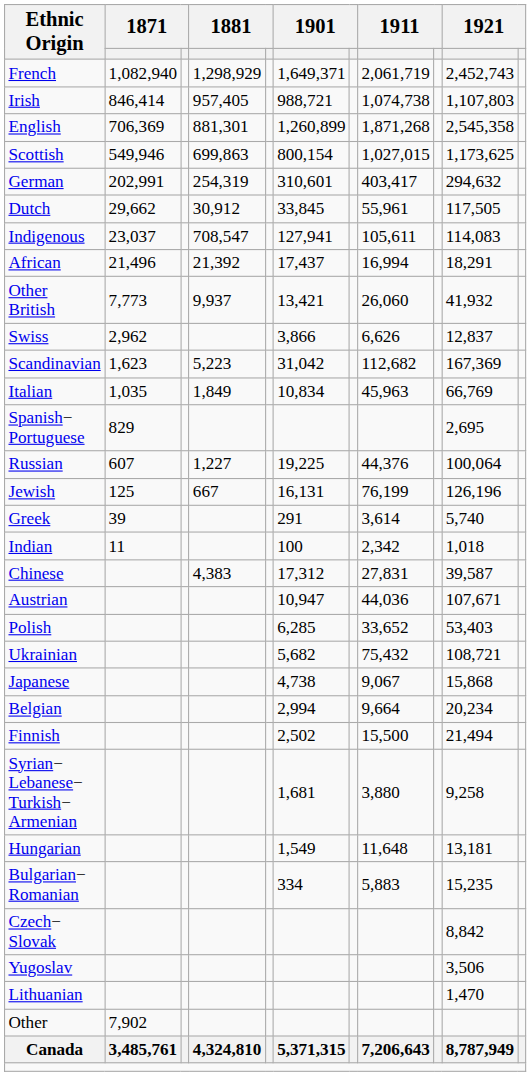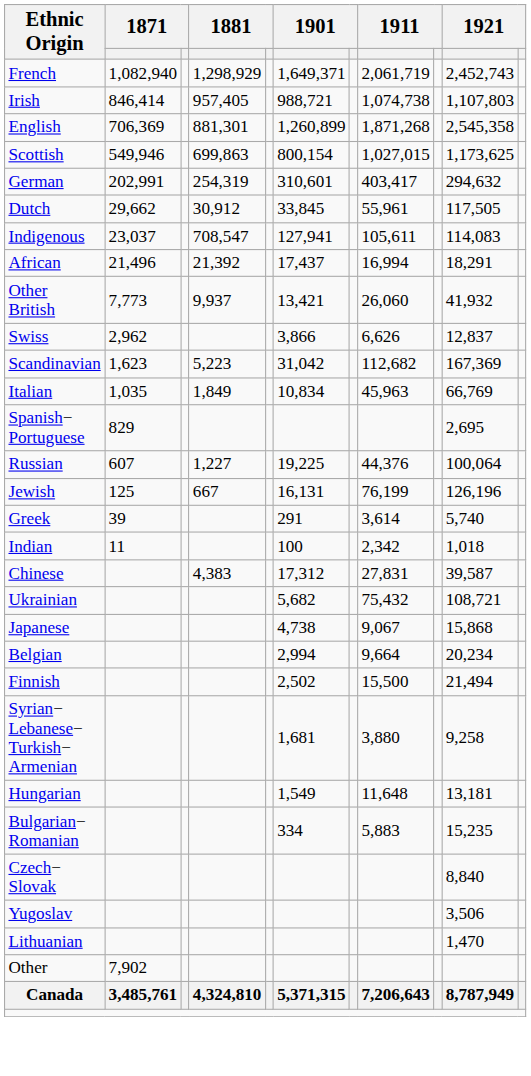- row: (38, 600)
- row: (30, 627)
(465, 931) 8,842 -> (465, 877) 8,840
